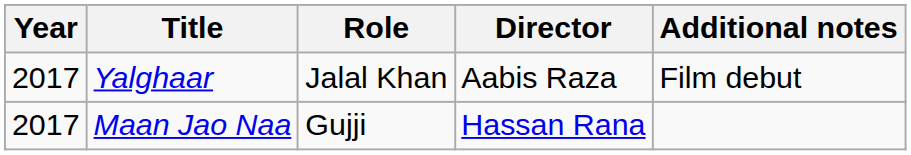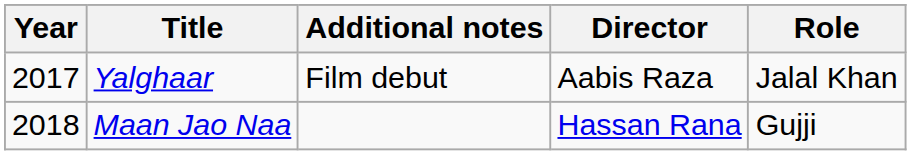columns swapped: (376, 28) <-> (779, 28)
(46, 125) 2017 -> (46, 125) 2018
